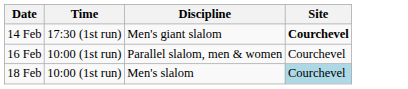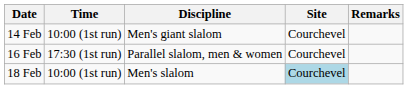+ column: (375, 14)
(84, 34) 17:30 (1st run) -> (84, 34) 10:00 (1st run)
(318, 34) bold -> (317, 34) normal
(84, 53) 10:00 (1st run) -> (84, 53) 17:30 (1st run)
